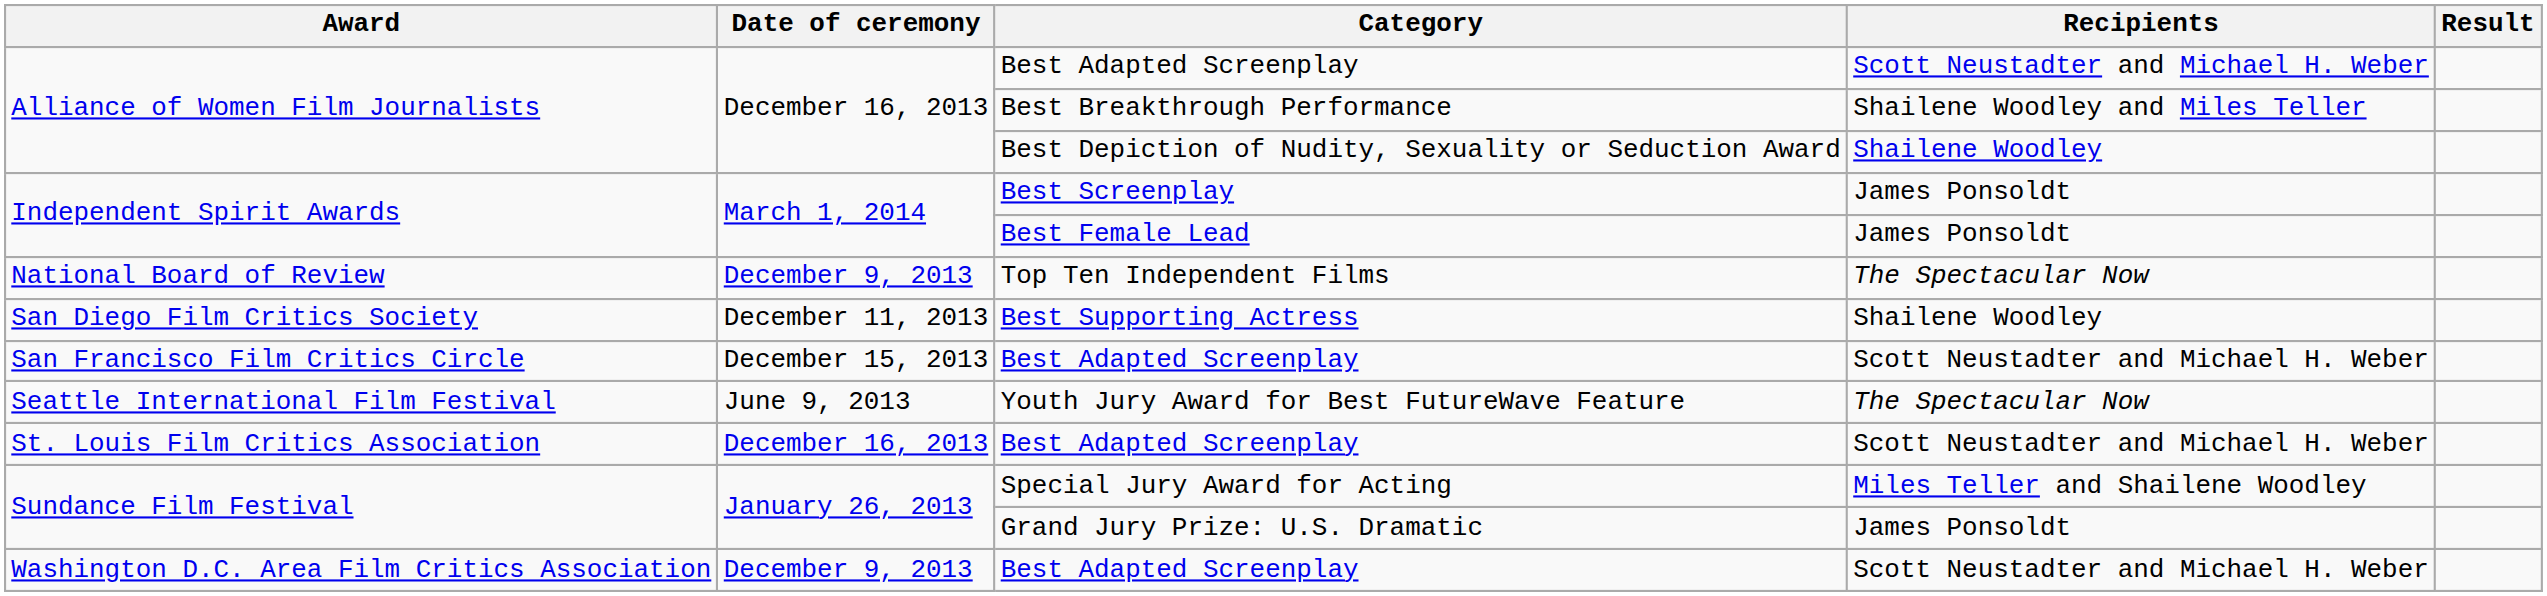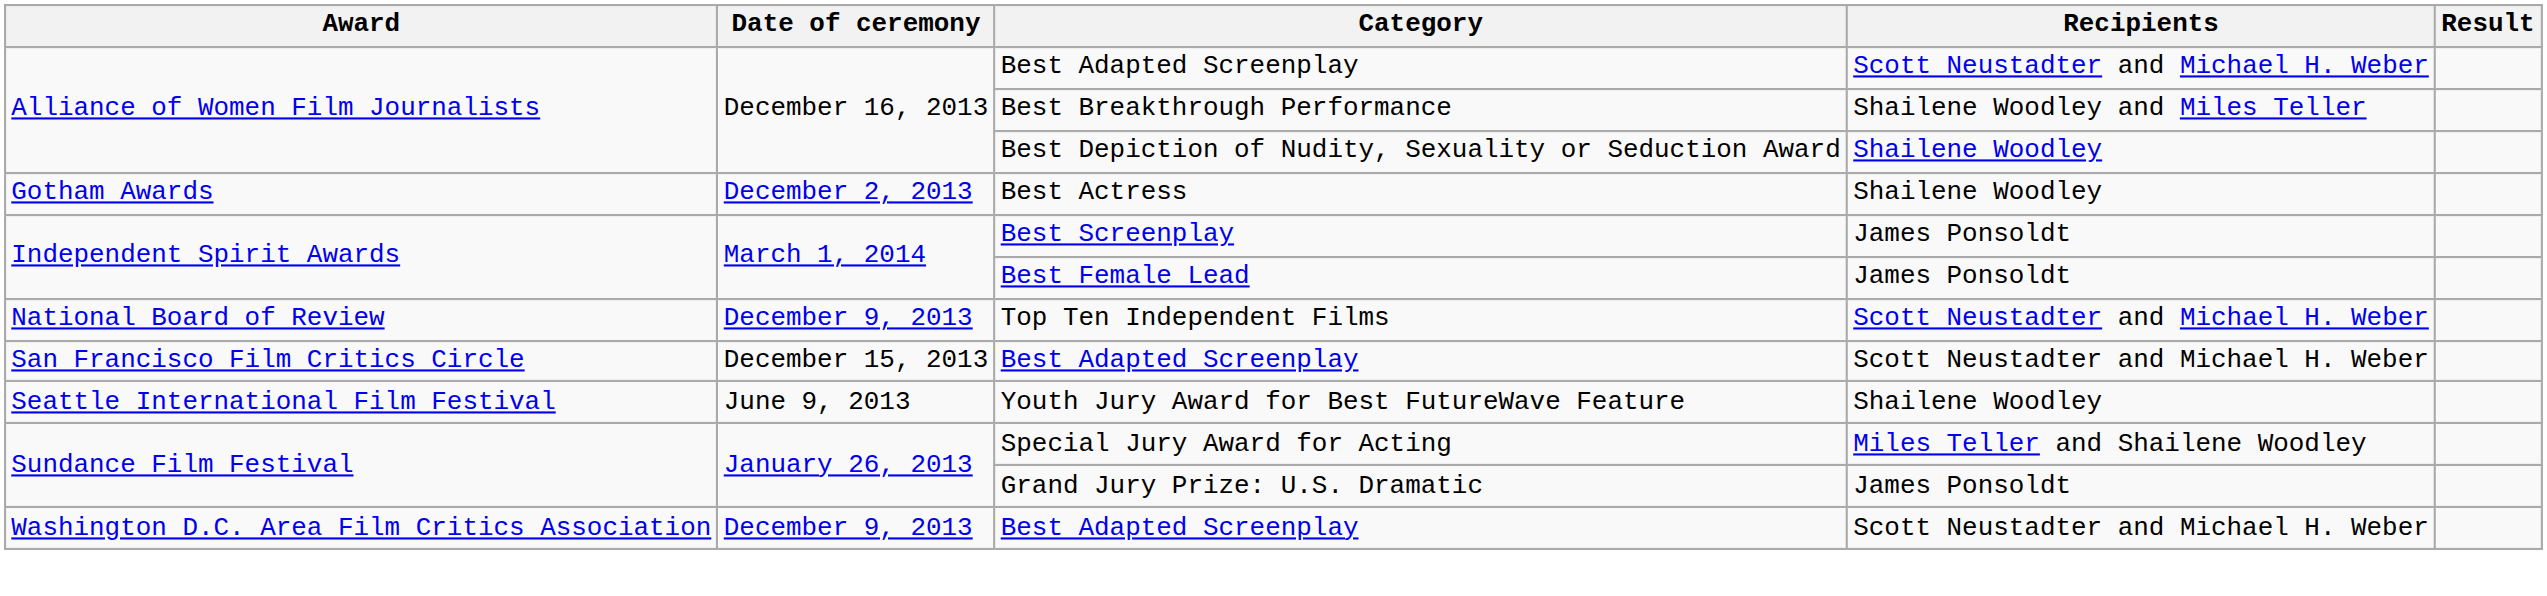+ row: (112, 194)
(2001, 278) The Spectacular Now -> (2141, 319) Scott Neustadter and Michael H. Weber
- row: (245, 319)
(2001, 403) The Spectacular Now -> (1978, 403) Shailene Woodley
- row: (276, 445)
